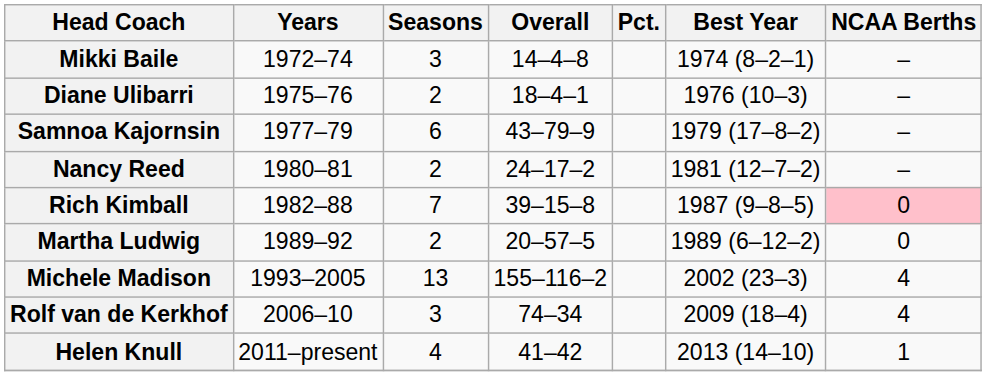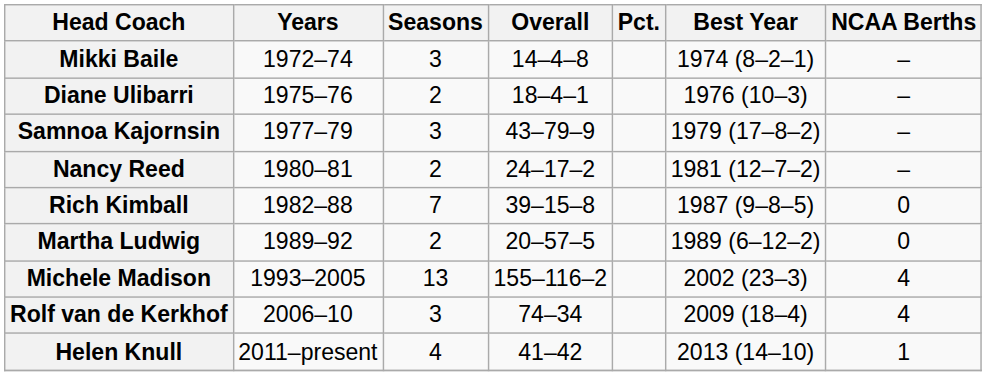(436, 132) 6 -> (436, 132) 3
(904, 205) pink background -> (904, 205) no background
